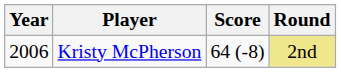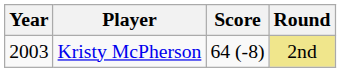(29, 51) 2006 -> (29, 51) 2003
